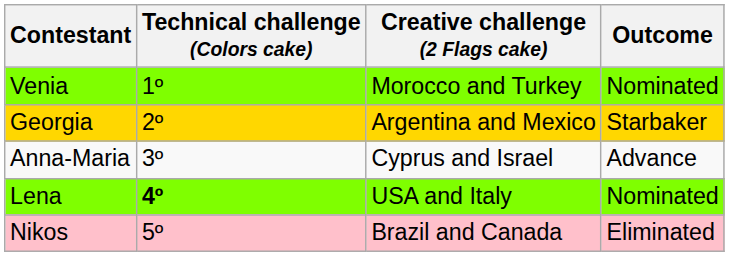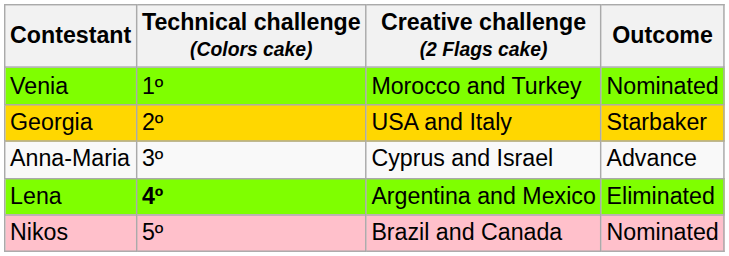(484, 122) Argentina and Mexico -> (442, 122) USA and Italy
(442, 196) USA and Italy -> (484, 196) Argentina and Mexico
(663, 196) Nominated -> (661, 196) Eliminated
(661, 232) Eliminated -> (663, 232) Nominated
